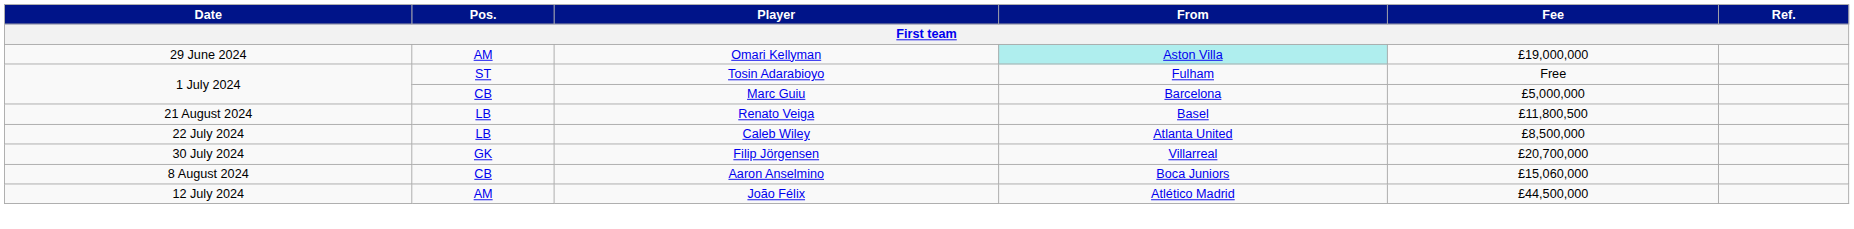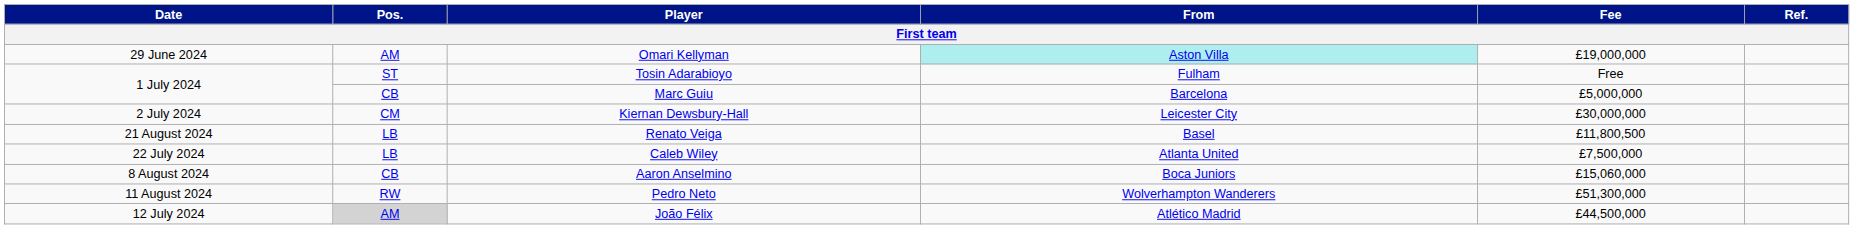+ row: (684, 114)
(1553, 134) £8,500,000 -> (1611, 154) £7,500,000
- row: (776, 154)
+ row: (684, 193)
(483, 193) no background -> (390, 213) lightgrey background
